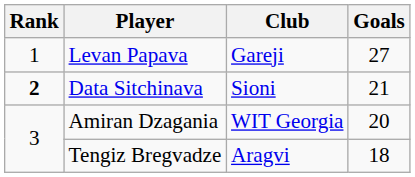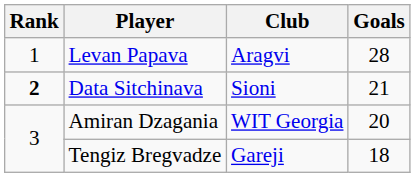(257, 54) Gareji -> (260, 54) Aragvi
(379, 54) 27 -> (379, 54) 28
(260, 155) Aragvi -> (257, 155) Gareji
